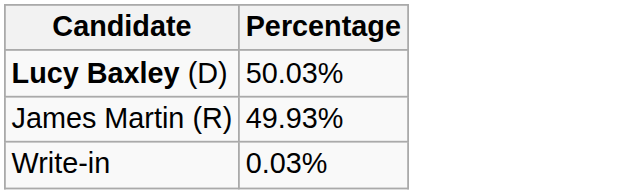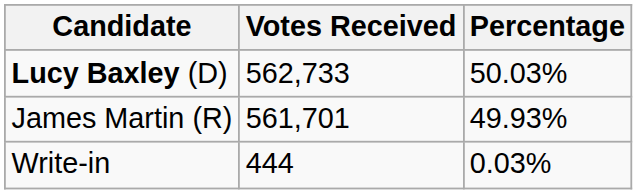+ column: (351, 27)
